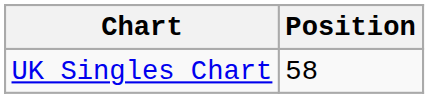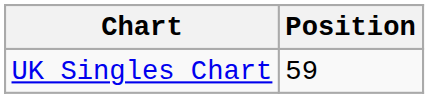(302, 71) 58 -> (302, 71) 59
